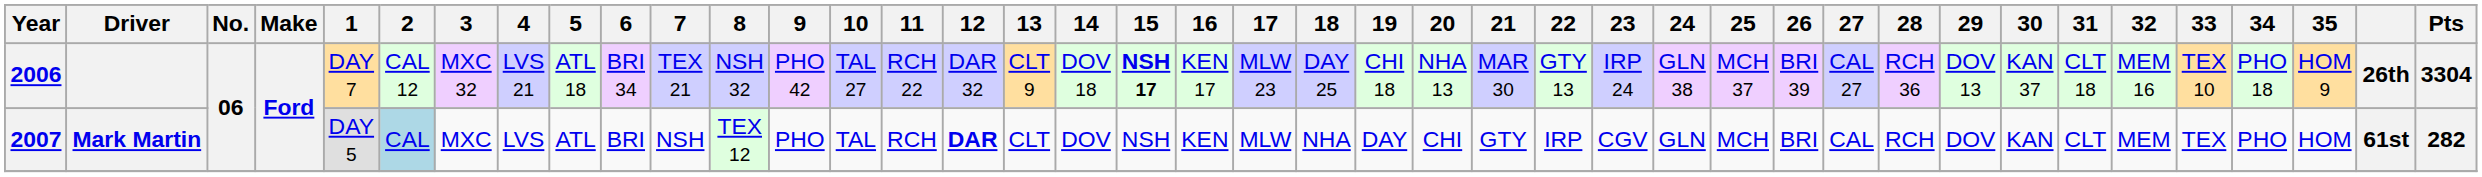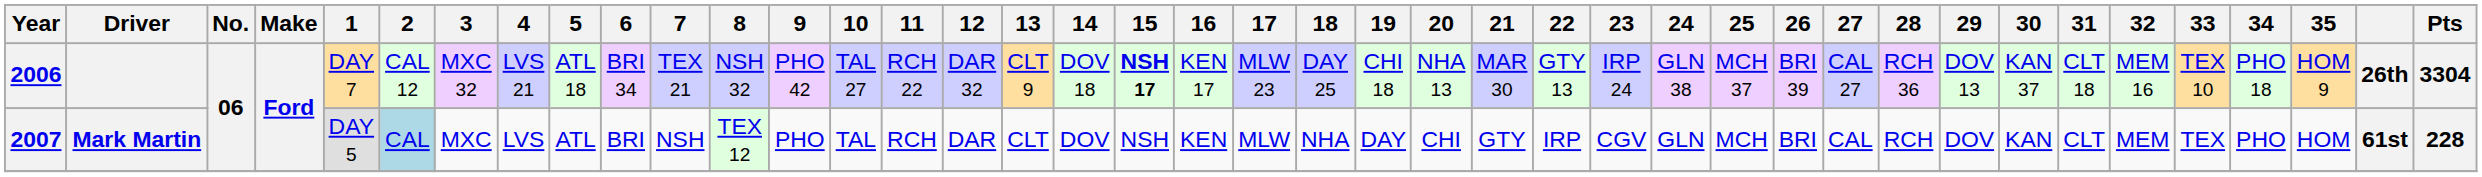(973, 140) bold -> (972, 140) normal
(2446, 140) 282 -> (2445, 140) 228
